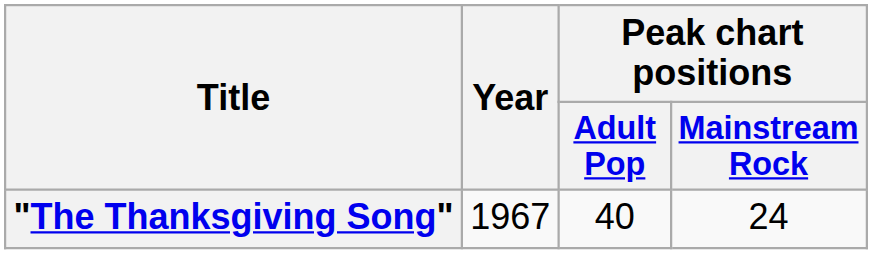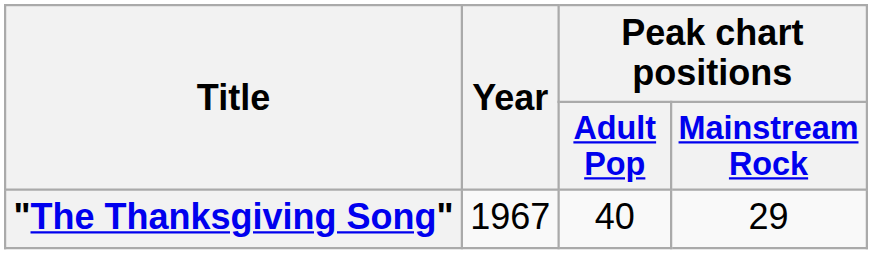(769, 217) 24 -> (769, 217) 29
